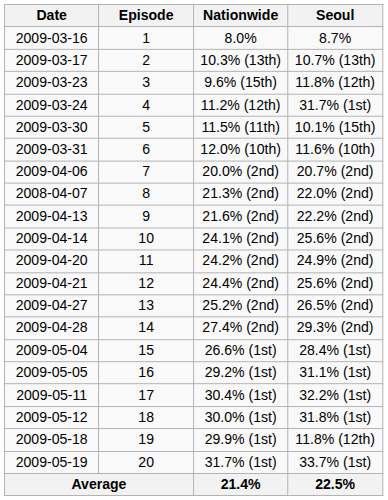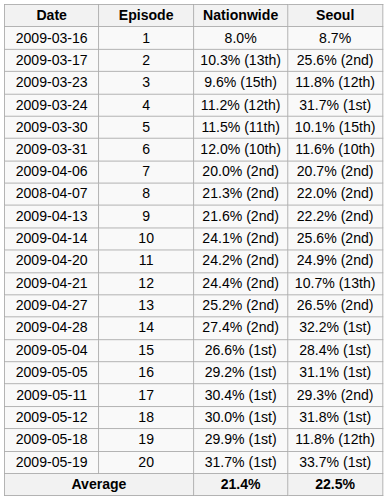(335, 60) 10.7% (13th) -> (335, 60) 25.6% (2nd)
(335, 283) 25.6% (2nd) -> (335, 283) 10.7% (13th)
(335, 328) 29.3% (2nd) -> (335, 328) 32.2% (1st)
(335, 395) 32.2% (1st) -> (335, 395) 29.3% (2nd)
